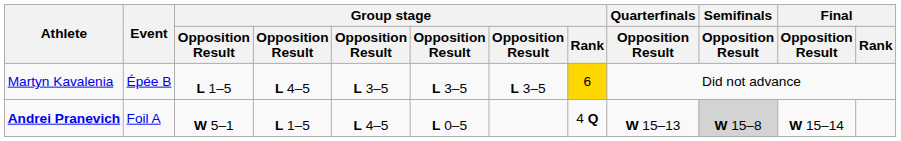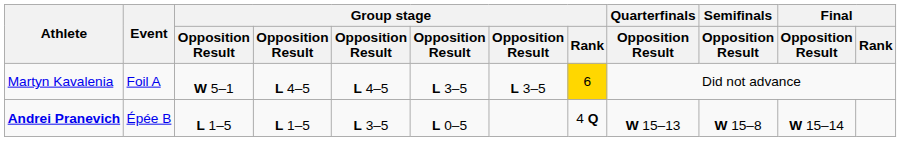(149, 82) Épée B -> (144, 82) Foil A
(214, 89) L 1–5 -> (214, 89) W 5–1
(371, 89) L 3–5 -> (371, 89) L 4–5
(144, 119) Foil A -> (149, 119) Épée B
(214, 126) W 5–1 -> (214, 126) L 1–5
(371, 126) L 4–5 -> (371, 126) L 3–5
(738, 126) lightgrey background -> (738, 126) no background
